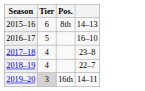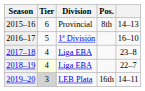+ column: (77, 10)
(47, 65) no background -> (47, 65) lightyellow background
